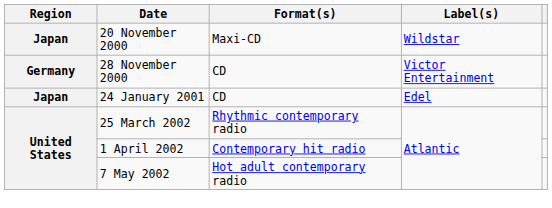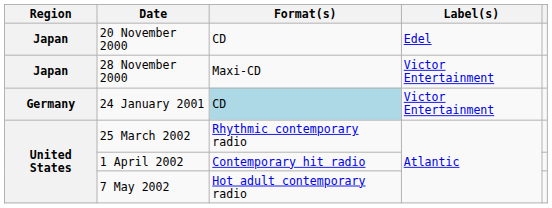(237, 39) Maxi-CD -> (219, 39) CD
(432, 39) Wildstar -> (418, 39) Edel
(51, 72) Germany -> (51, 72) Japan
(219, 72) CD -> (237, 72) Maxi-CD
(51, 97) Japan -> (51, 104) Germany
(219, 97) no background -> (219, 104) lightblue background
(418, 97) Edel -> (449, 104) Victor Entertainment
